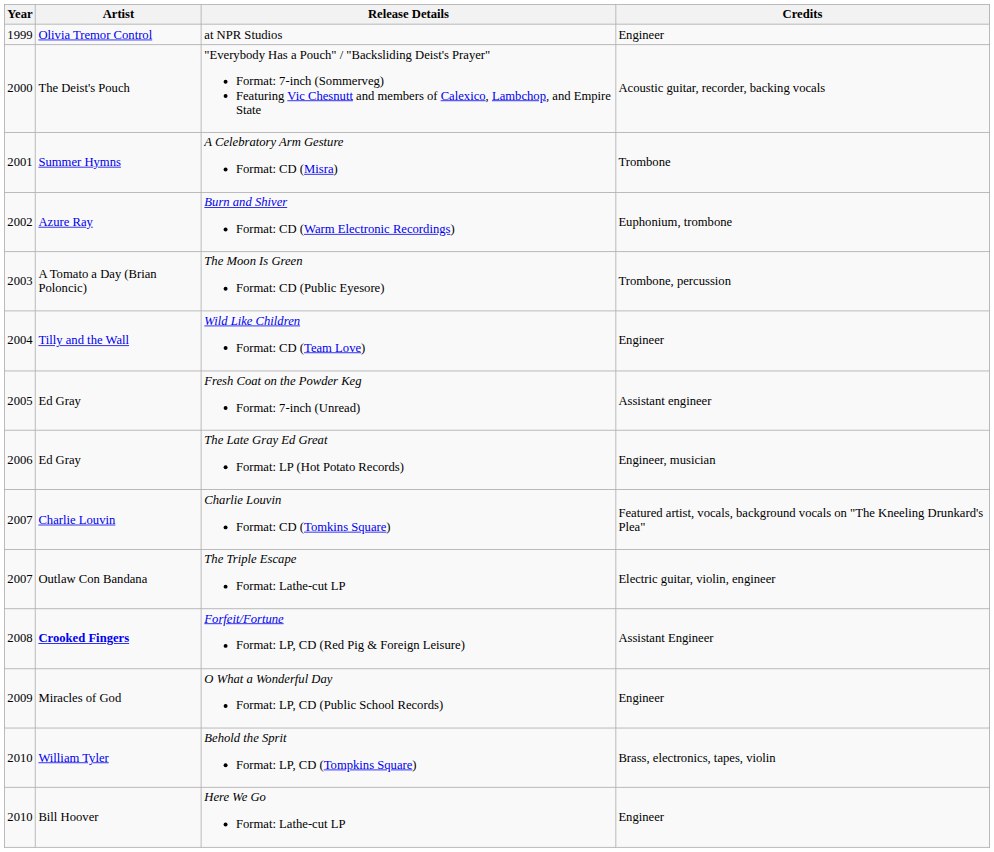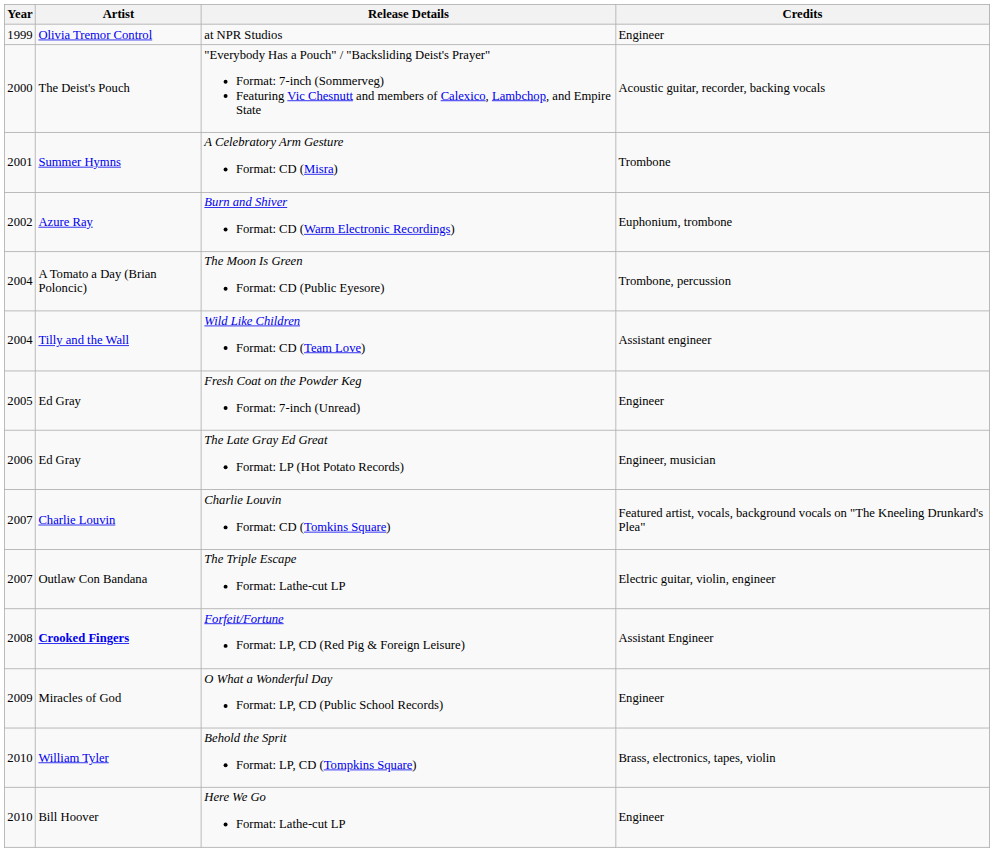(20, 281) 2003 -> (20, 281) 2004
(641, 340) Engineer -> (665, 340) Assistant engineer
(665, 400) Assistant engineer -> (641, 400) Engineer
